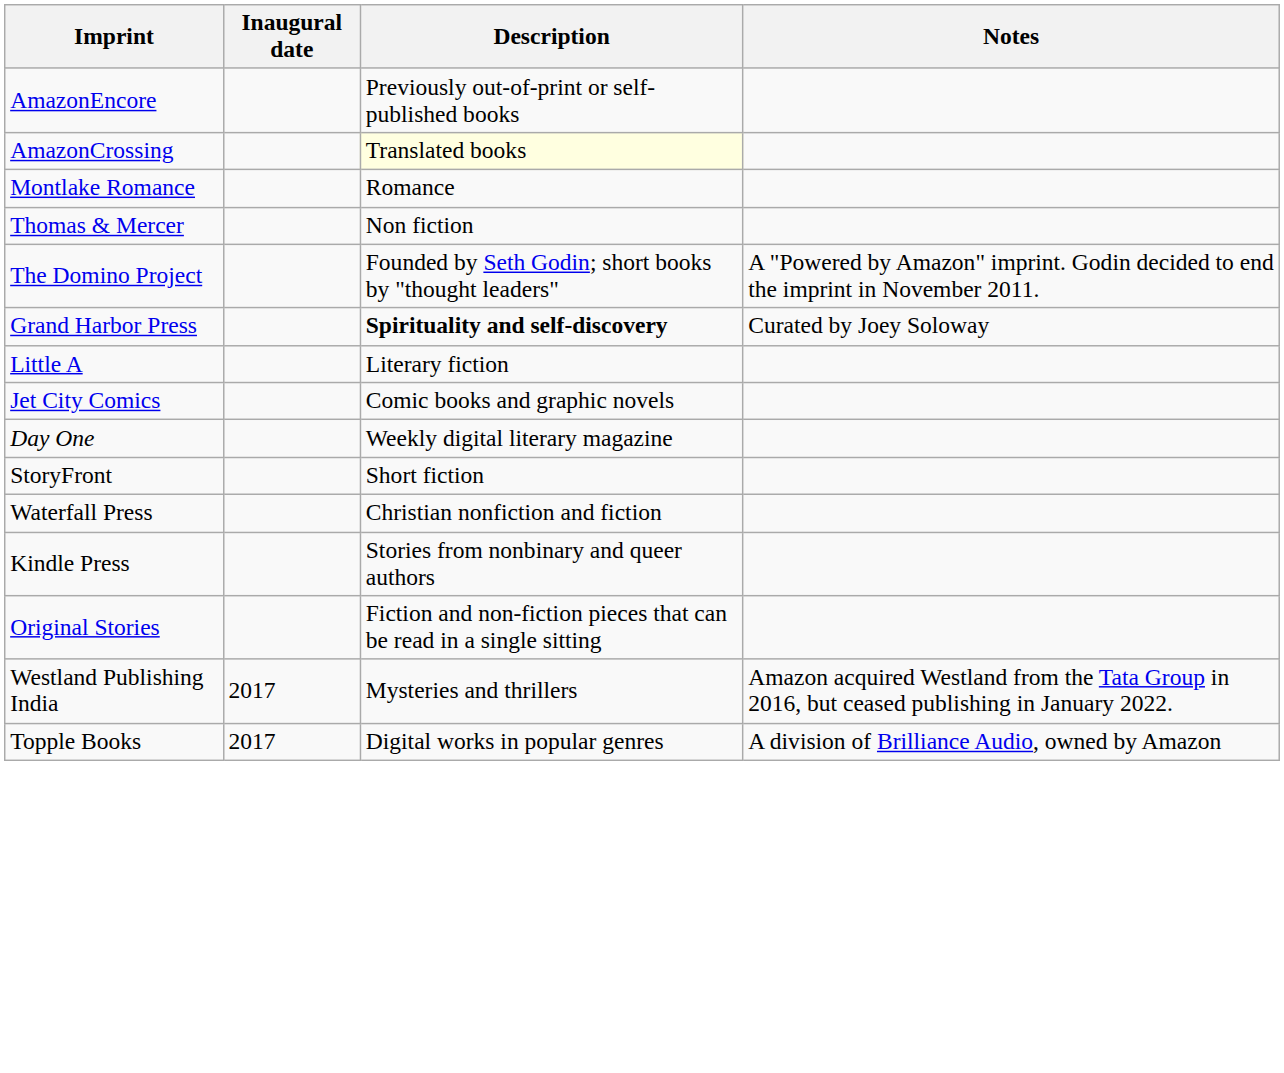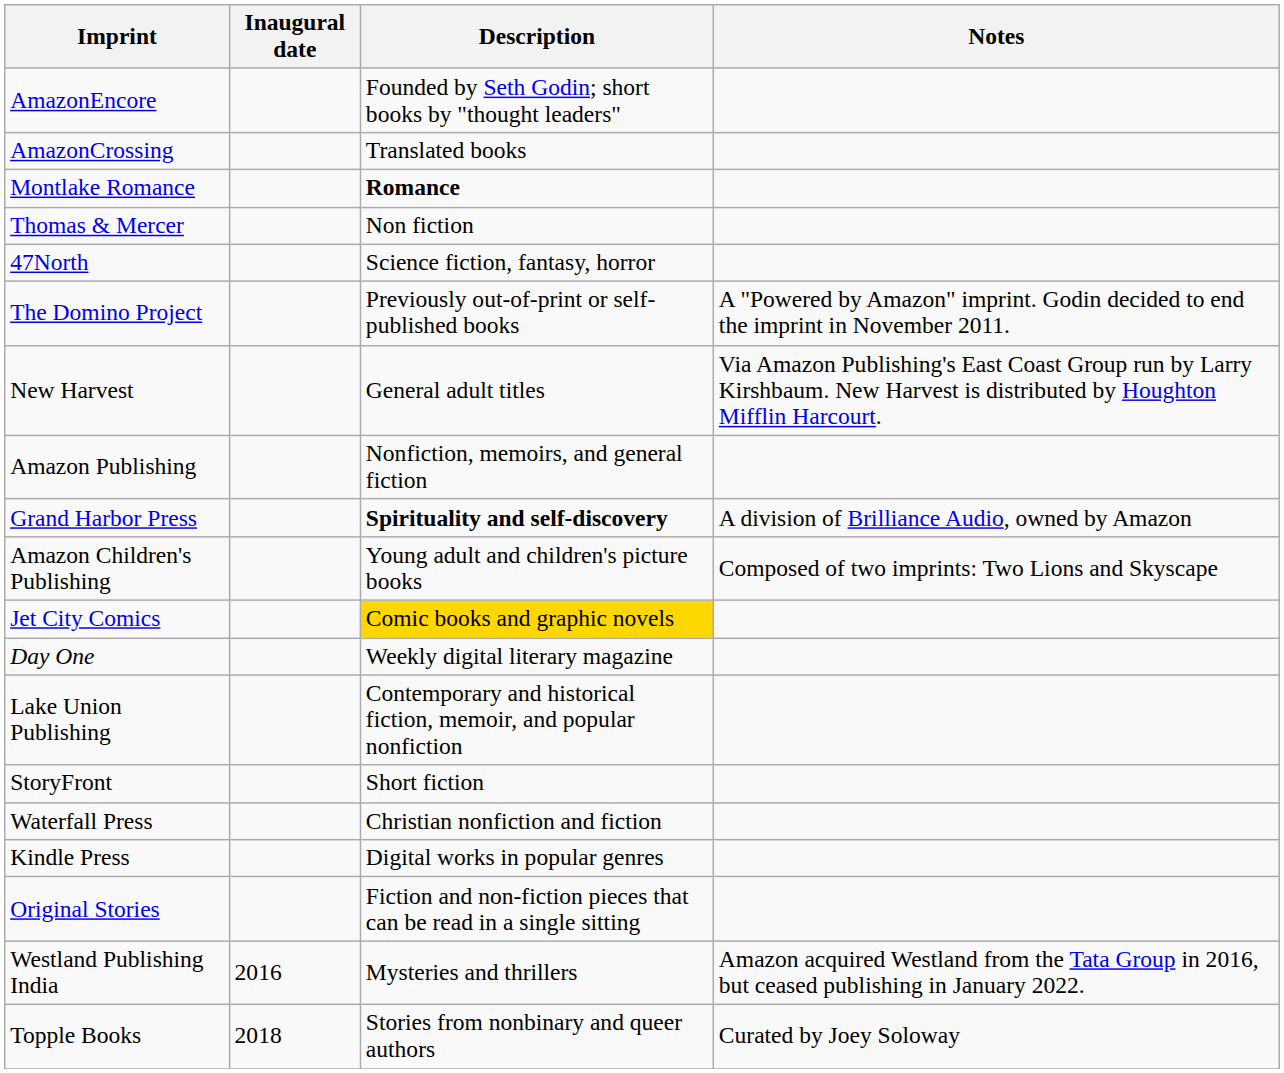(510, 100) Previously out-of-print or self-published books -> (508, 100) Founded by Seth Godin; short books by "thought leaders"
(446, 150) lightyellow background -> (446, 150) no background
(410, 187) normal -> (413, 187) bold
+ row: (49, 262)
(539, 275) Founded by Seth Godin; short books by "thought leaders" -> (511, 313) Previously out-of-print or self-published books
+ row: (72, 390)
+ row: (103, 467)
(869, 326) Curated by Joey Soloway -> (955, 517) A division of Brilliance Audio, owned by Amazon
+ row: (101, 568)
- row: (46, 363)
(520, 400) no background -> (520, 618) gold background
+ row: (66, 719)
(524, 563) Stories from nonbinary and queer authors -> (515, 858) Digital works in popular genres
(252, 690) 2017 -> (258, 972) 2016
(252, 741) 2017 -> (258, 1036) 2018
(515, 741) Digital works in popular genres -> (524, 1036) Stories from nonbinary and queer authors
(985, 741) A division of Brilliance Audio, owned by Amazon -> (839, 1036) Curated by Joey Soloway
